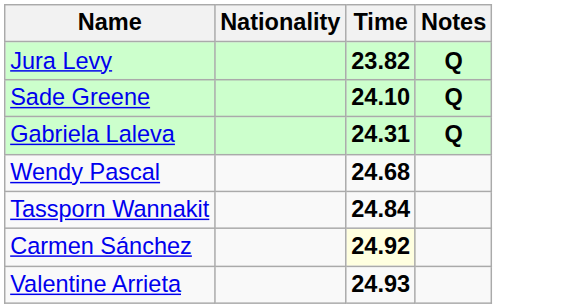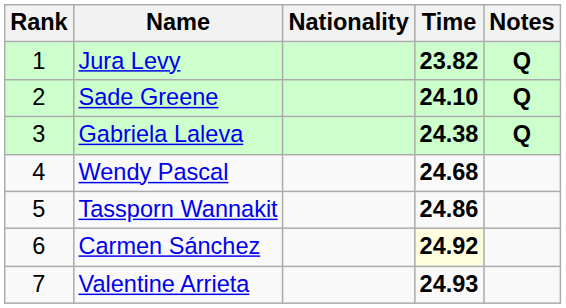+ column: (39, 23)
(381, 135) 24.31 -> (449, 135) 24.38
(381, 209) 24.84 -> (449, 209) 24.86
